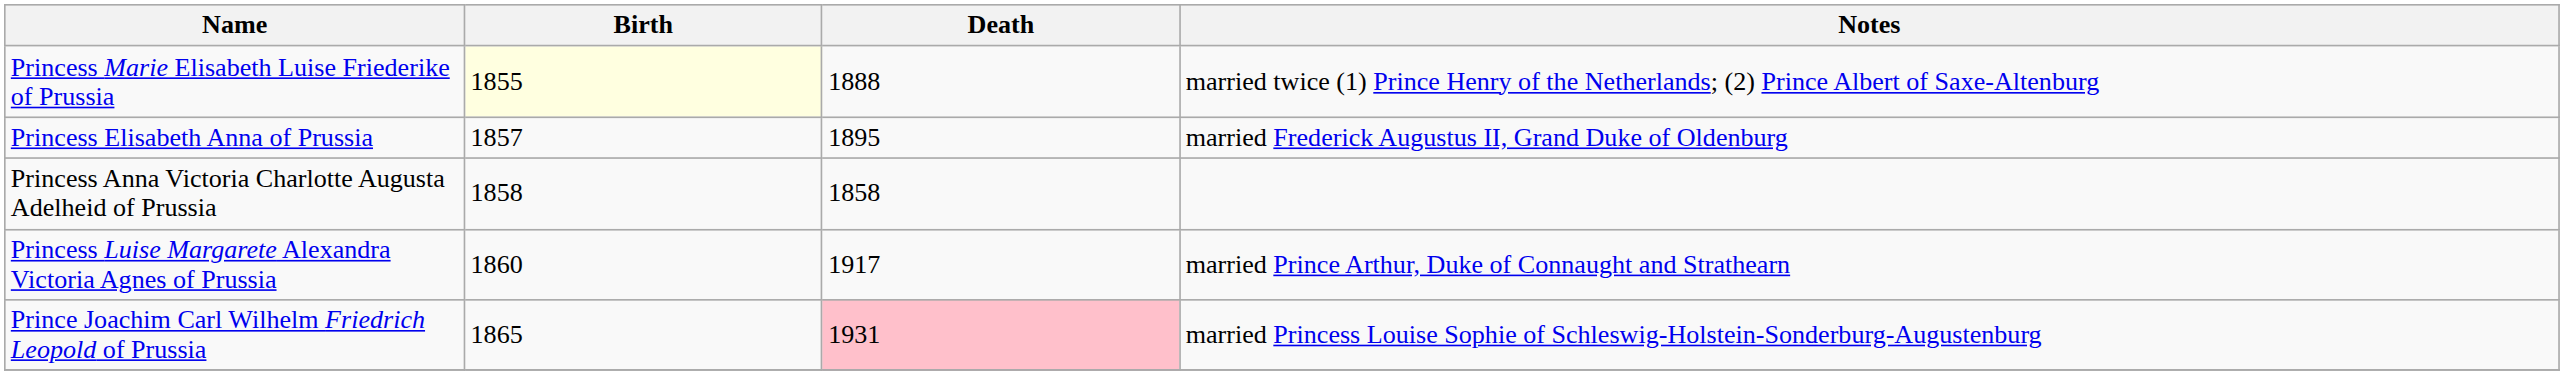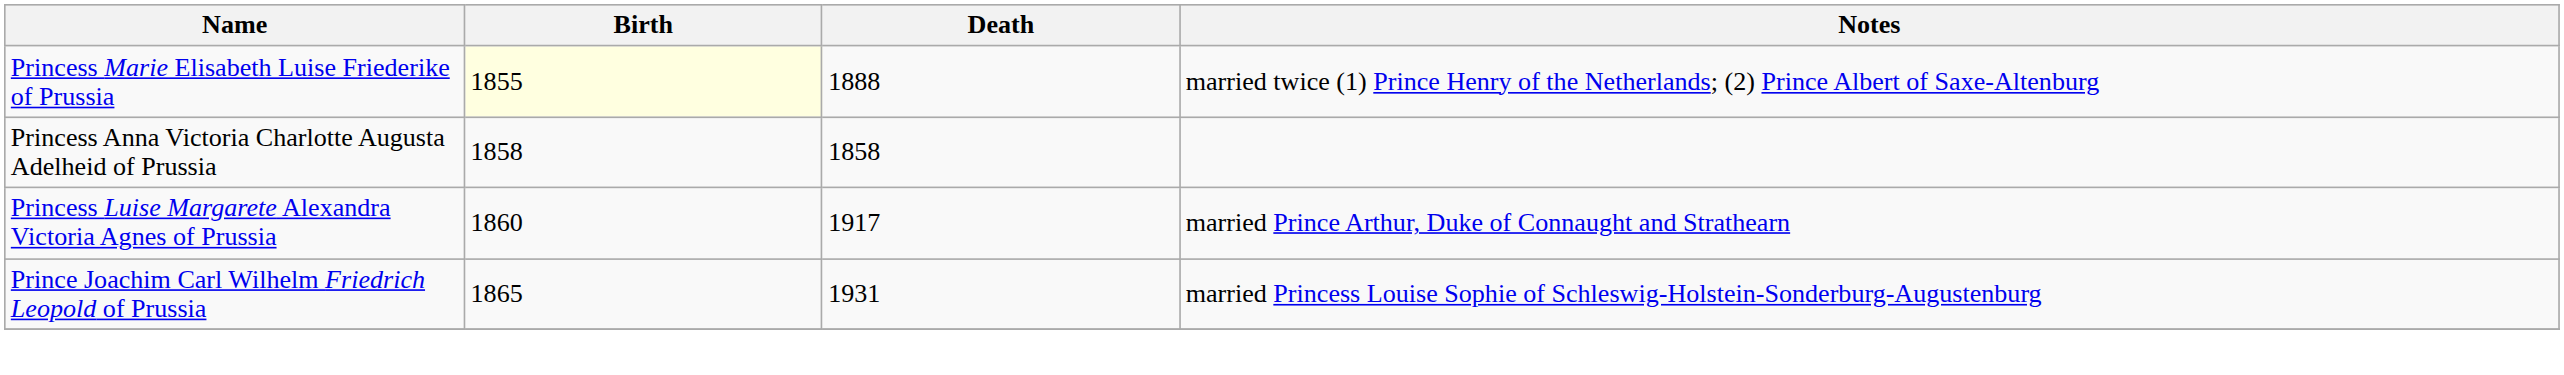- row: (192, 137)
(854, 334) pink background -> (854, 293) no background
